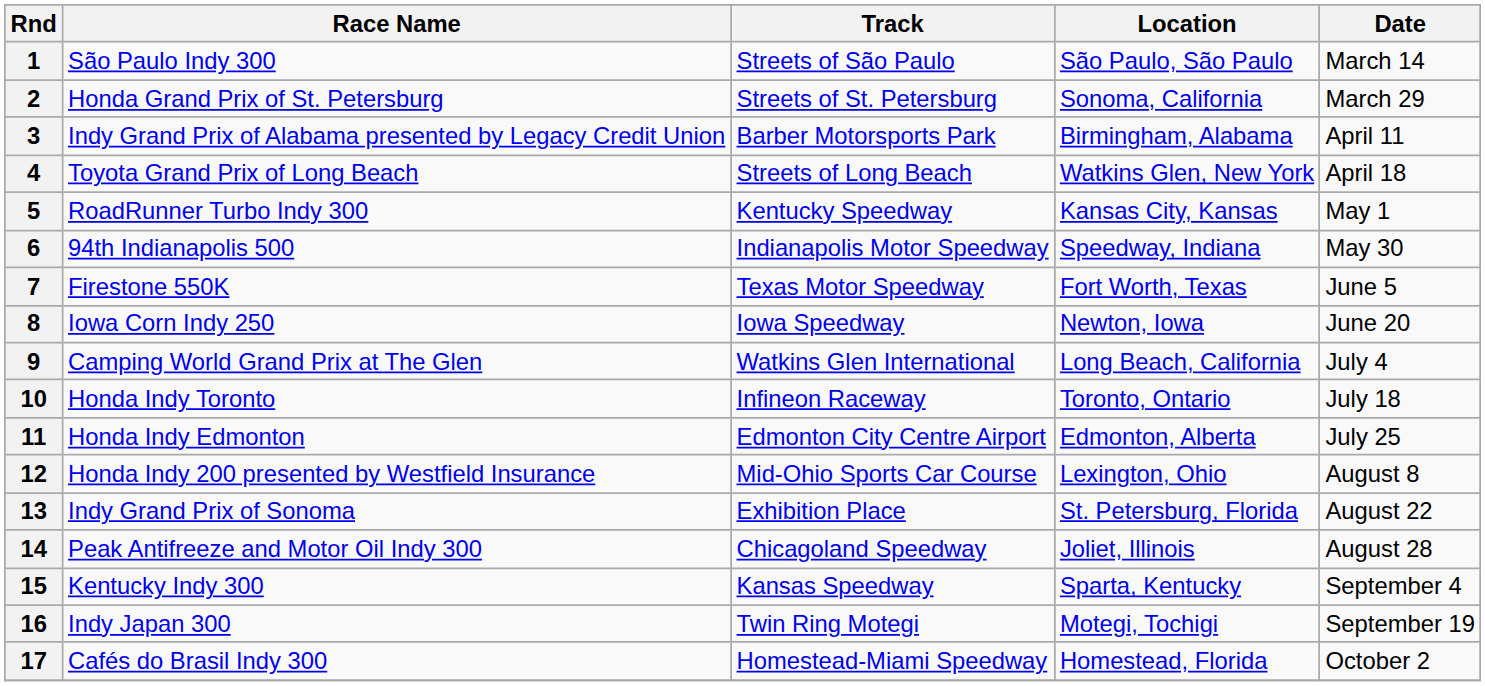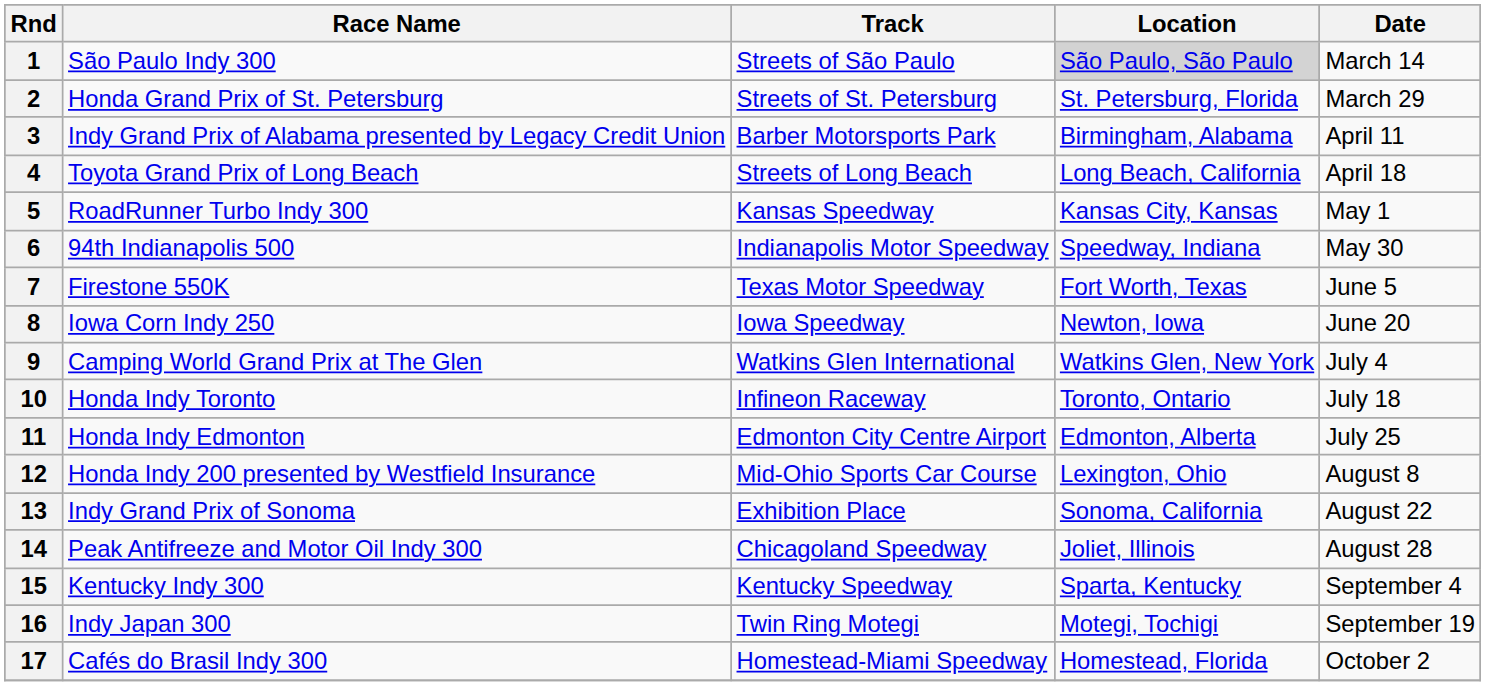(1176, 61) no background -> (1176, 61) lightgrey background
(1161, 98) Sonoma, California -> (1179, 98) St. Petersburg, Florida
(1187, 173) Watkins Glen, New York -> (1180, 173) Long Beach, California
(844, 211) Kentucky Speedway -> (835, 211) Kansas Speedway
(1180, 361) Long Beach, California -> (1187, 361) Watkins Glen, New York
(1179, 511) St. Petersburg, Florida -> (1161, 511) Sonoma, California
(835, 586) Kansas Speedway -> (844, 586) Kentucky Speedway
